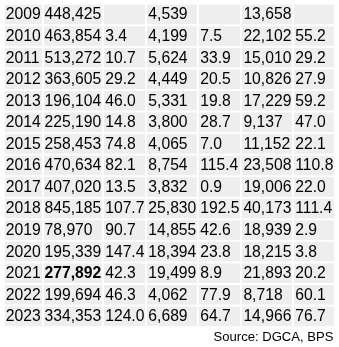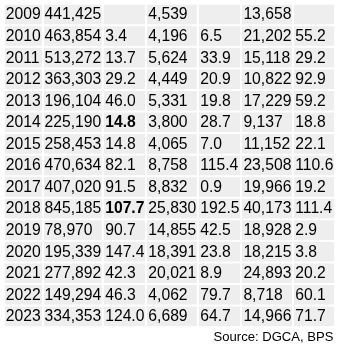(73, 14) 448,425 -> (73, 14) 441,425
(168, 36) 4,199 -> (168, 36) 4,196
(211, 36) 7.5 -> (211, 36) 6.5
(267, 36) 22,102 -> (267, 36) 21,202
(120, 57) 10.7 -> (120, 57) 13.7
(267, 57) 15,010 -> (267, 57) 15,118
(73, 79) 363,605 -> (73, 79) 363,303
(215, 79) 20.5 -> (215, 79) 20.9
(267, 79) 10,826 -> (267, 79) 10,822
(311, 79) 27.9 -> (311, 79) 92.9
(120, 122) normal -> (120, 122) bold
(311, 122) 47.0 -> (311, 122) 18.8
(120, 143) 74.8 -> (120, 143) 14.8
(168, 165) 8,754 -> (168, 165) 8,758
(314, 165) 110.8 -> (314, 165) 110.6
(120, 187) 13.5 -> (120, 187) 91.5
(168, 187) 3,832 -> (168, 187) 8,832
(267, 187) 19,006 -> (267, 187) 19,966
(311, 187) 22.0 -> (311, 187) 19.2
(125, 208) normal -> (125, 208) bold
(215, 230) 42.6 -> (215, 230) 42.5
(267, 230) 18,939 -> (267, 230) 18,928
(172, 251) 18,394 -> (172, 251) 18,391
(73, 273) bold -> (73, 273) normal
(172, 273) 19,499 -> (172, 273) 20,021
(267, 273) 21,893 -> (267, 273) 24,893
(73, 294) 199,694 -> (73, 294) 149,294
(215, 294) 77.9 -> (215, 294) 79.7
(311, 316) 76.7 -> (311, 316) 71.7
